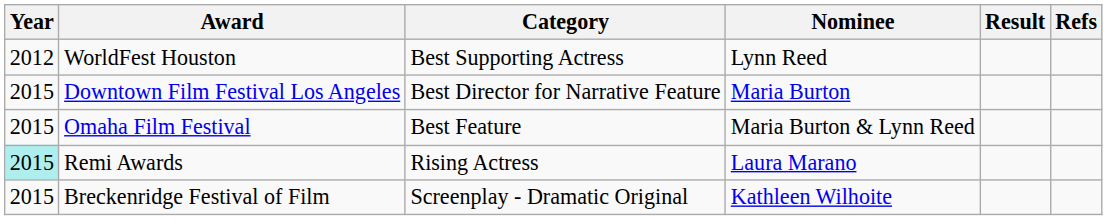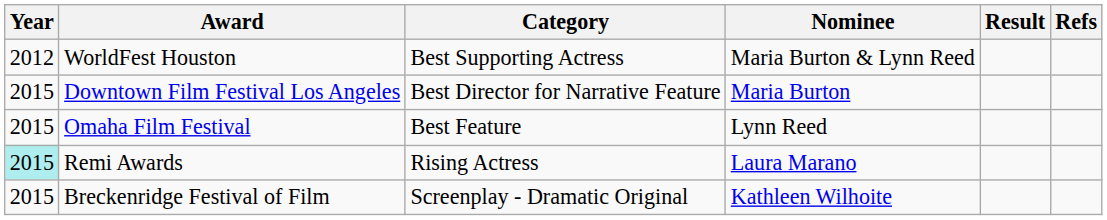(779, 57) Lynn Reed -> (853, 57) Maria Burton & Lynn Reed
(853, 127) Maria Burton & Lynn Reed -> (779, 127) Lynn Reed
